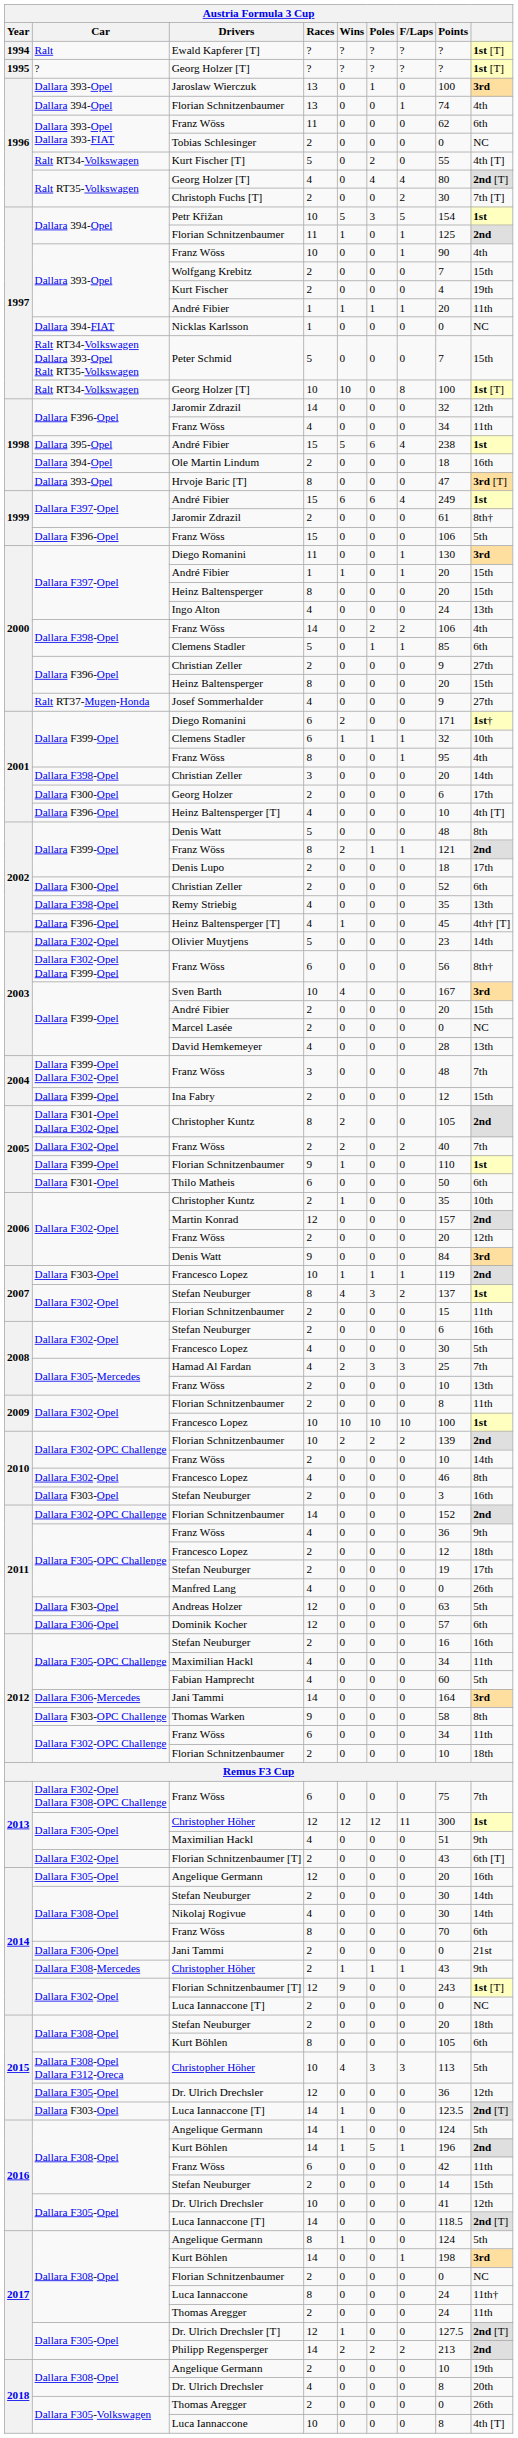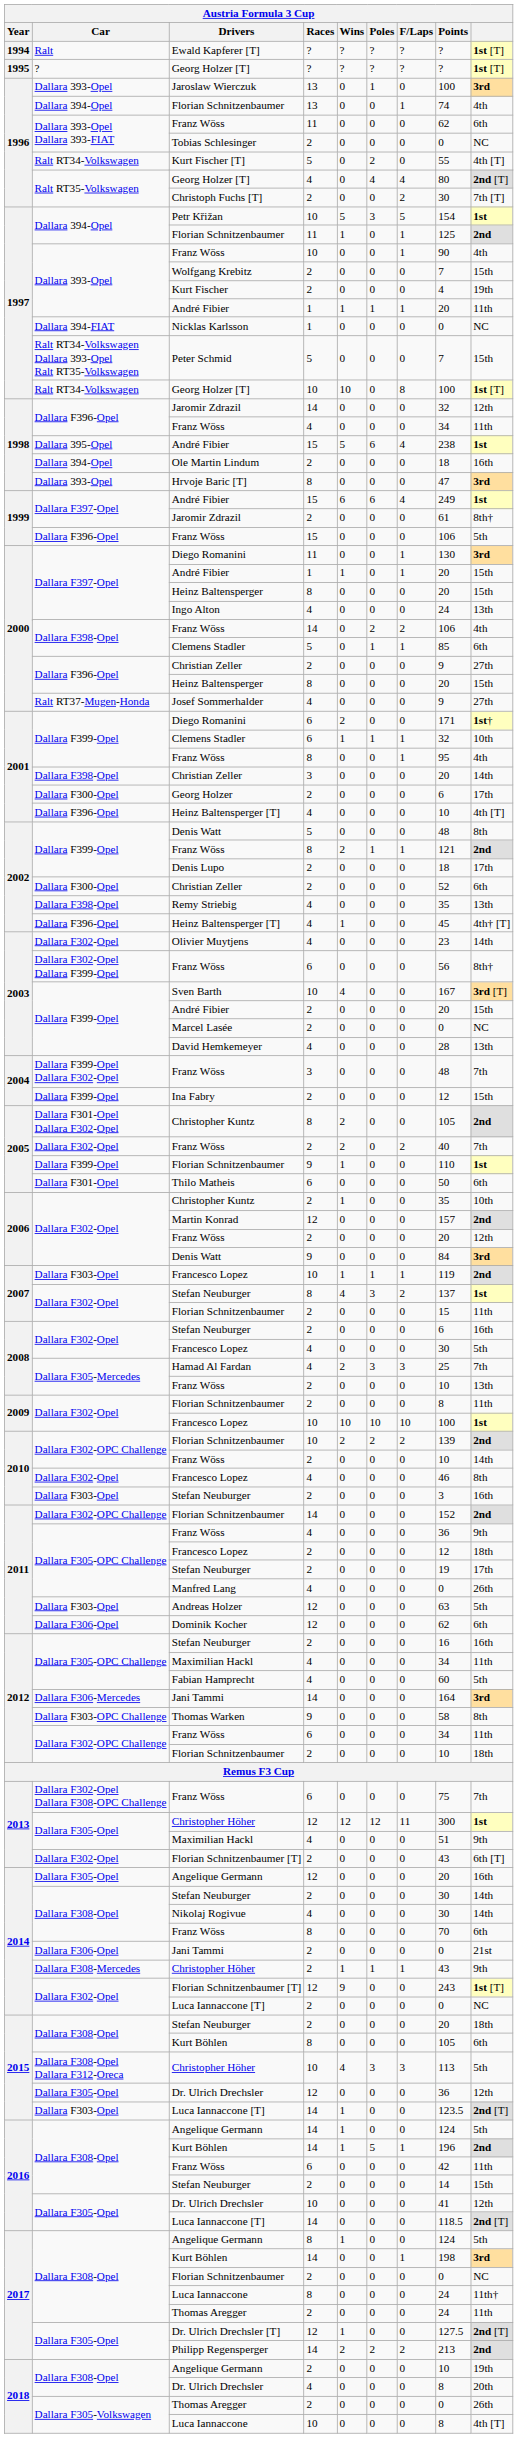(490, 481) 3rd [T] -> (482, 481) 3rd
(309, 941) 5 -> (309, 941) 4
(482, 990) 3rd -> (490, 990) 3rd [T]
(444, 1624) 57 -> (444, 1624) 62
